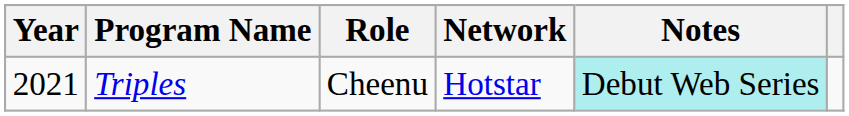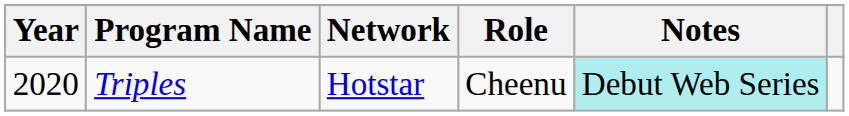columns swapped: (377, 30) <-> (505, 30)
(46, 83) 2021 -> (46, 83) 2020
